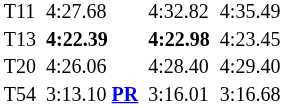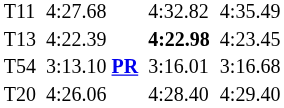(77, 39) bold -> (76, 39) normal
rows swapped: (20, 66) <-> (20, 94)
